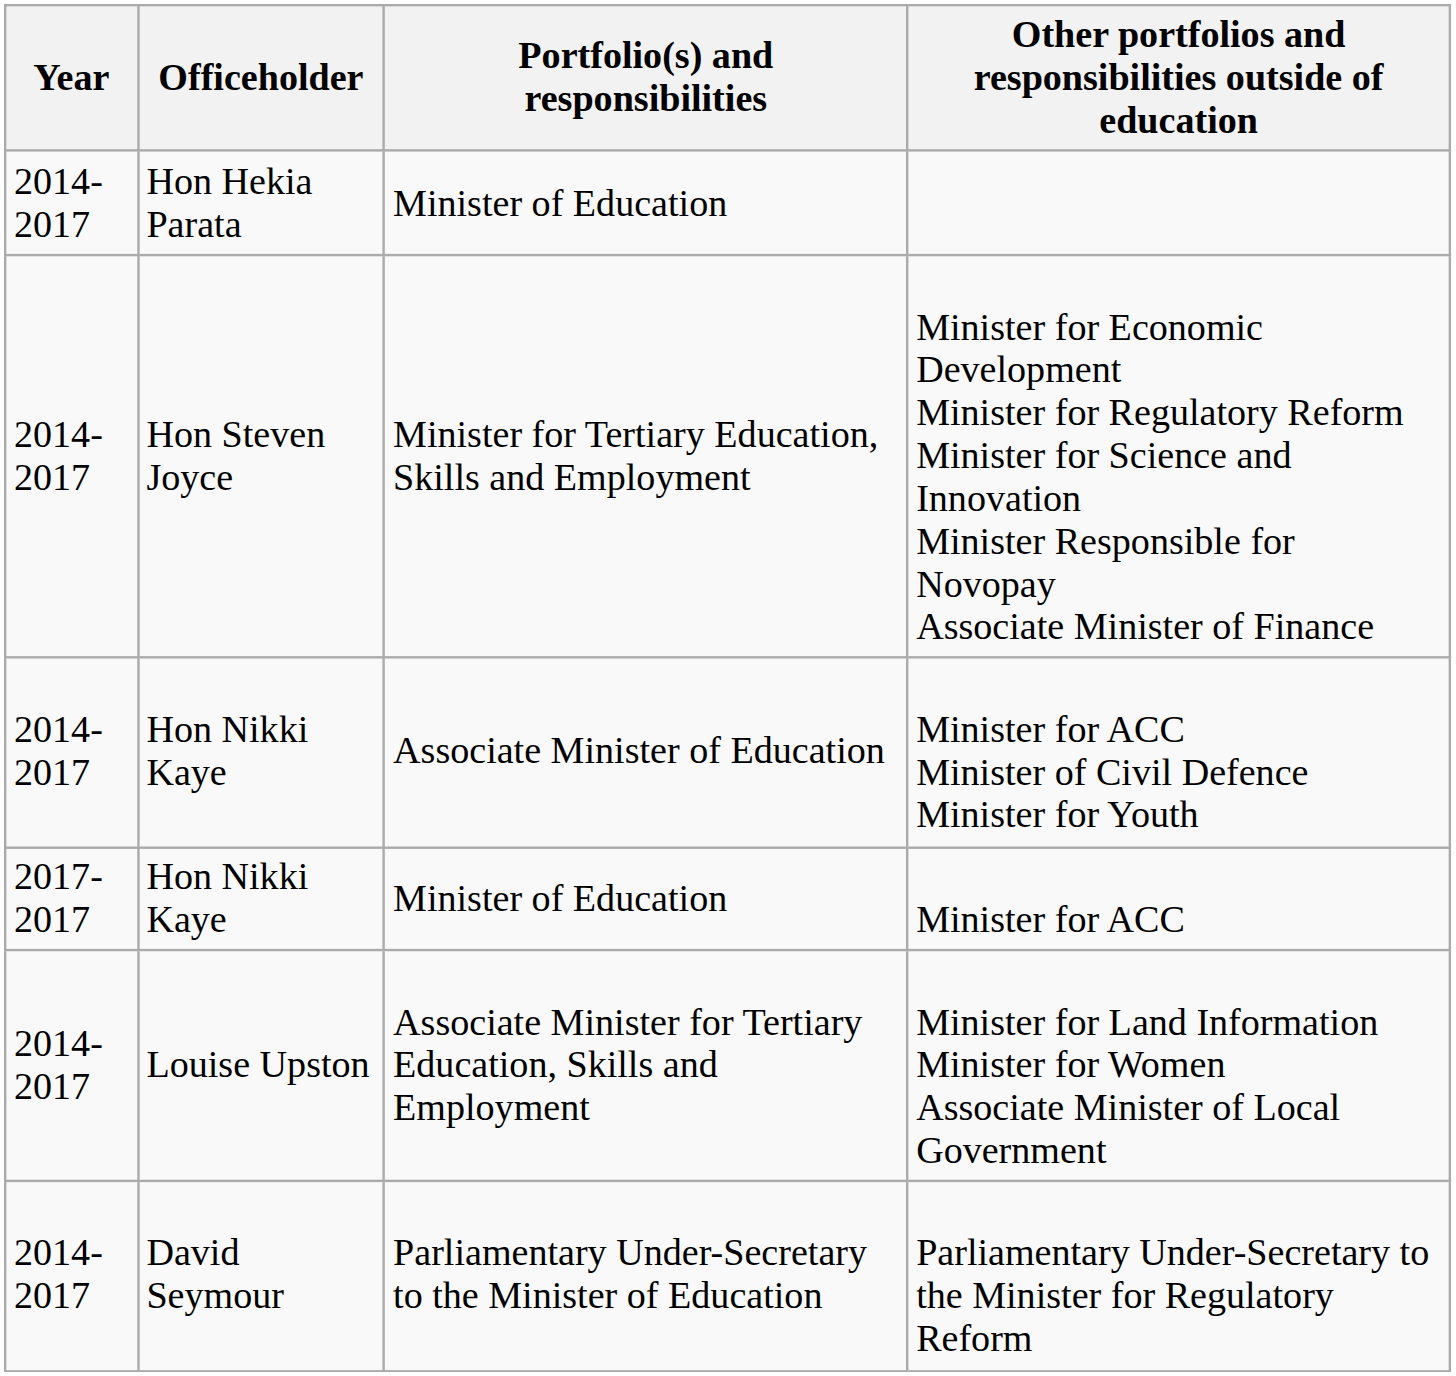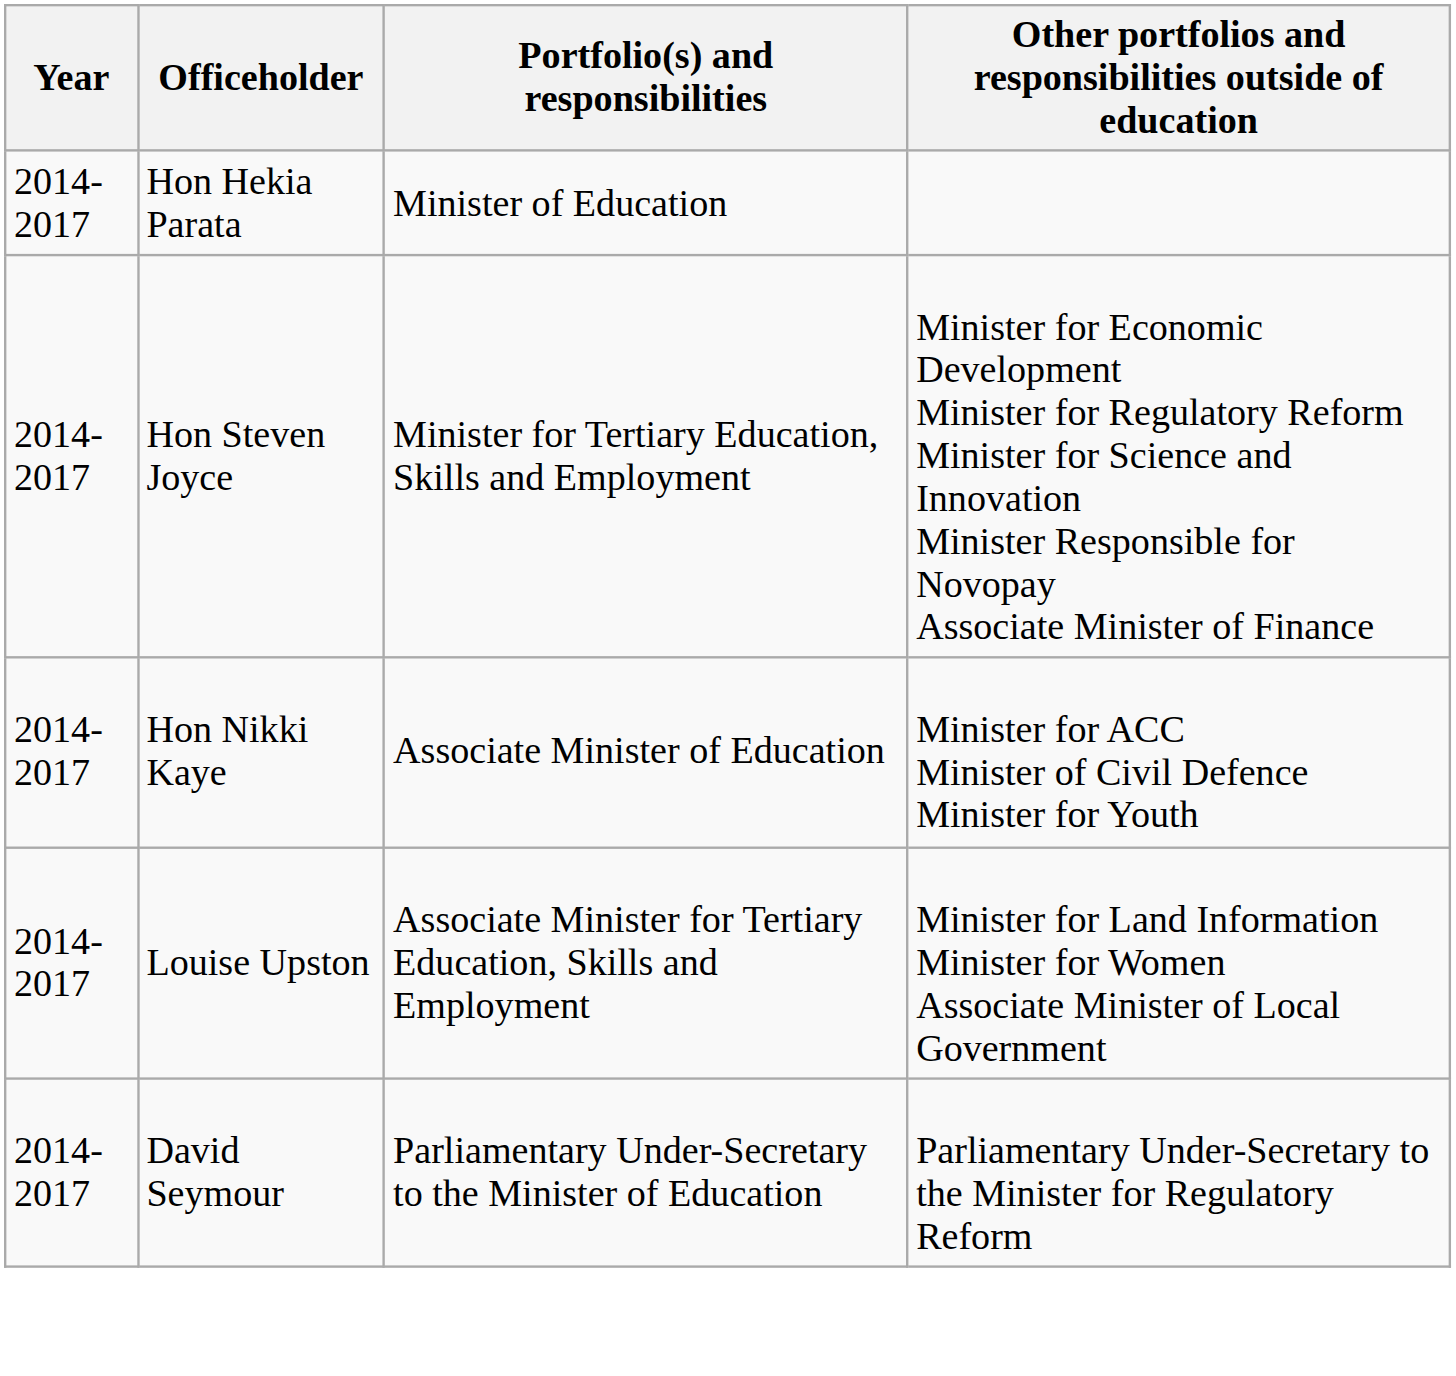- row: (1050, 918)
